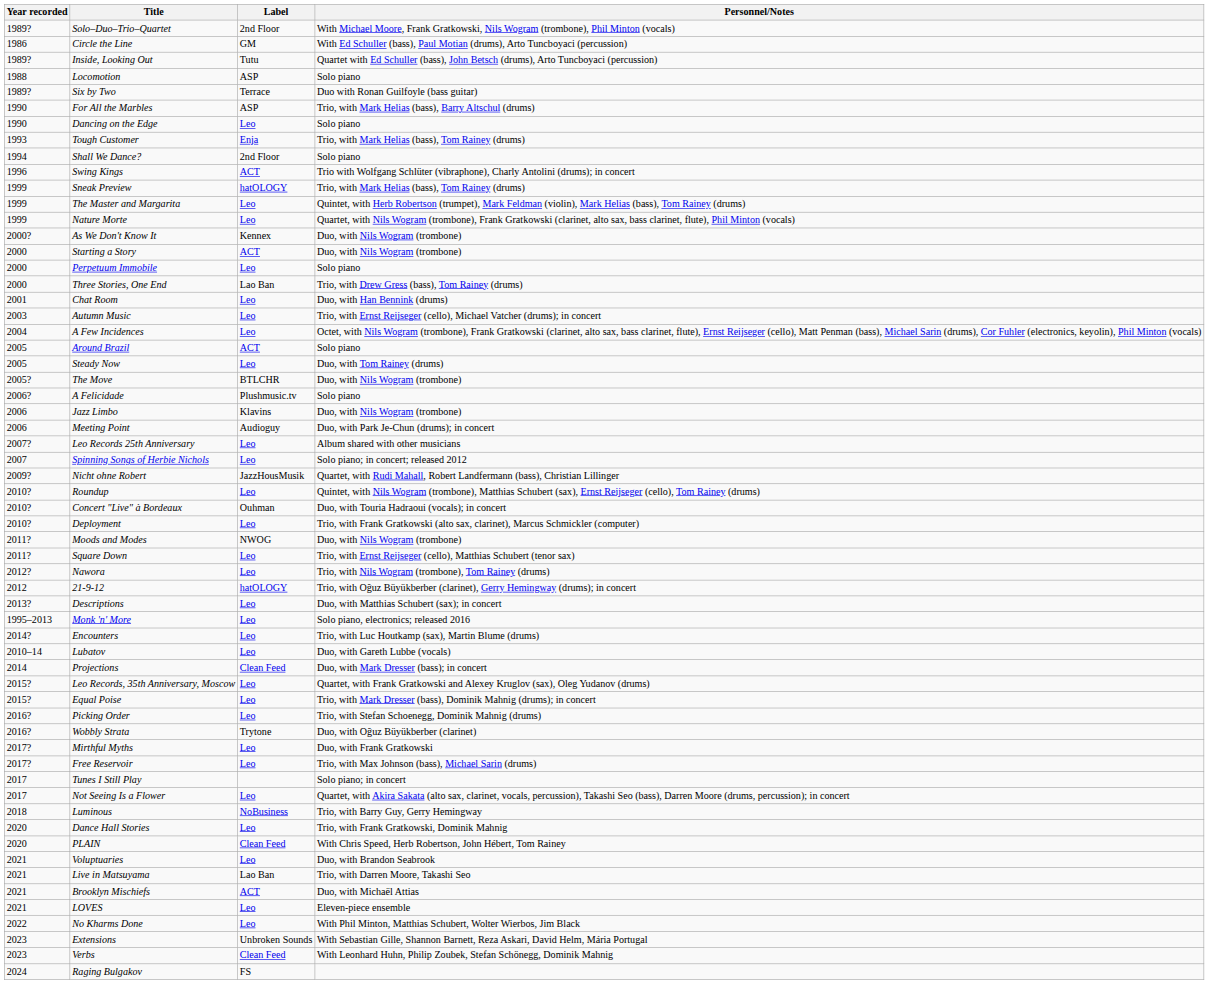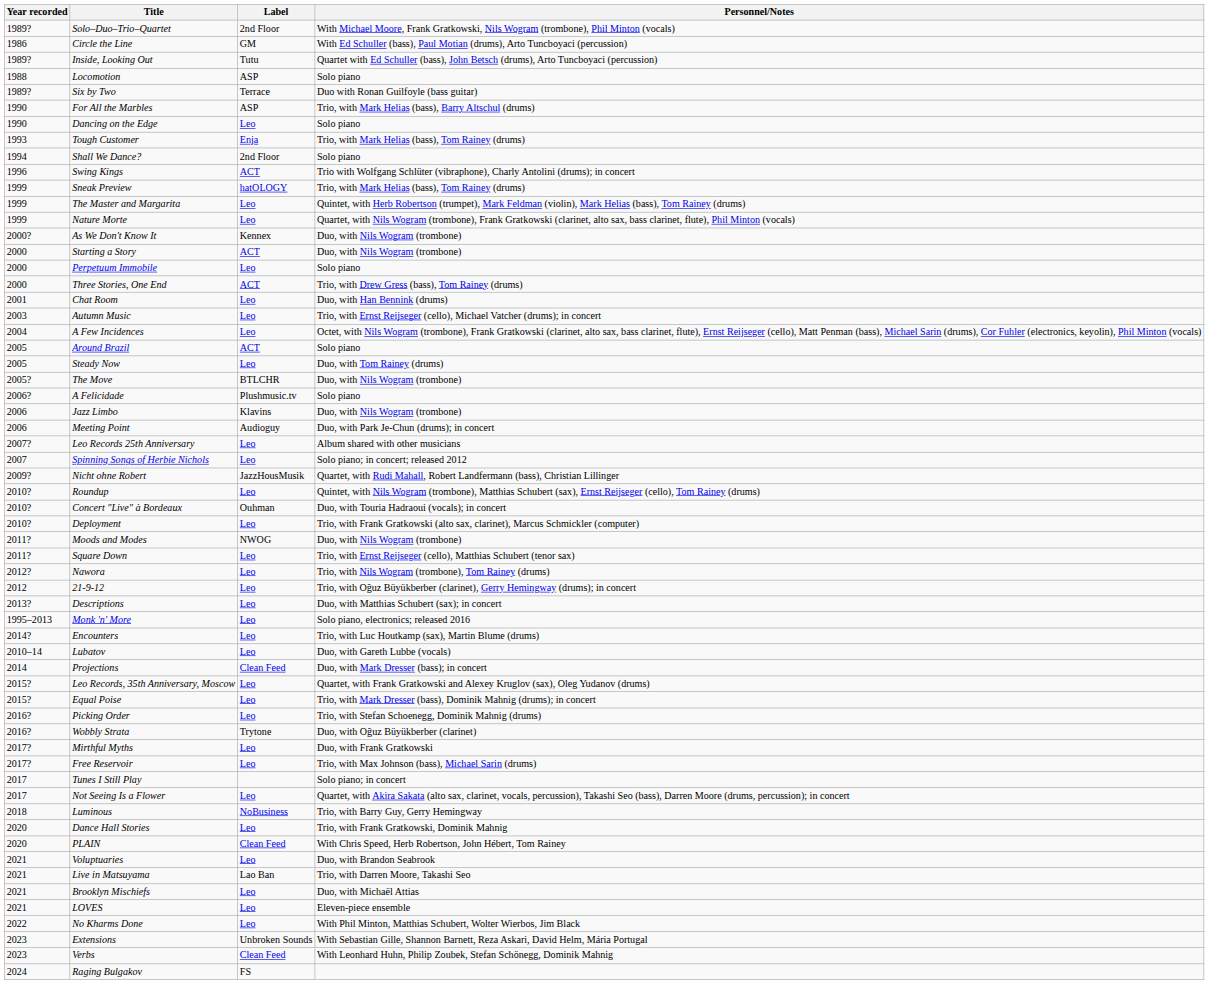(257, 284) Lao Ban -> (250, 284) ACT
(264, 587) hatOLOGY -> (248, 587) Leo
(250, 891) ACT -> (248, 891) Leo
